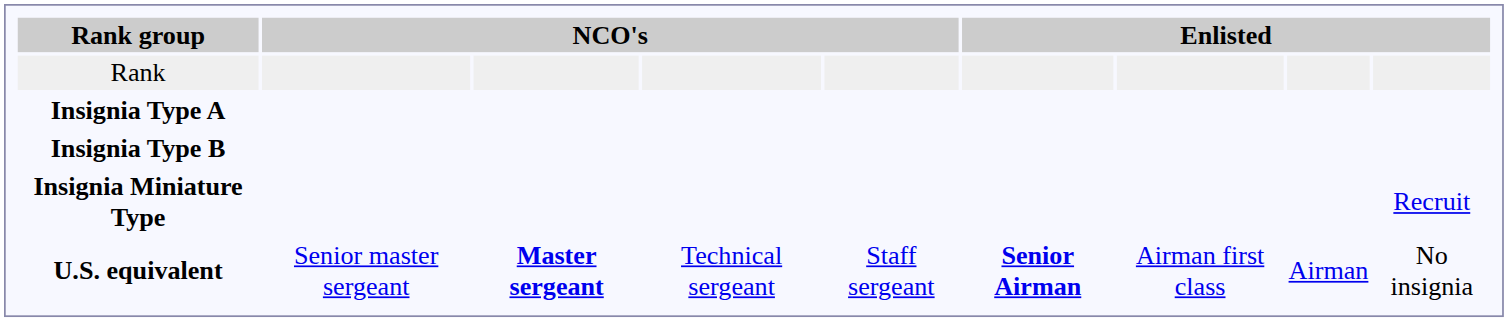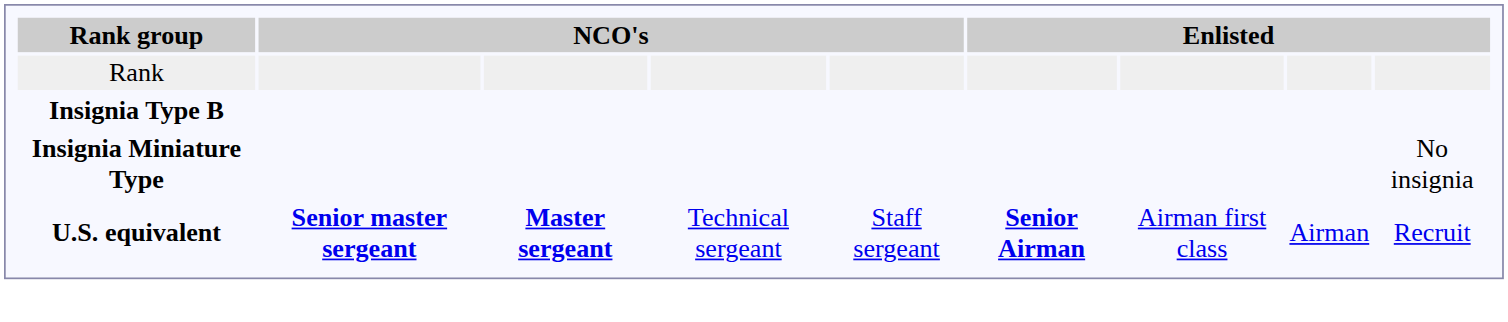- row: (138, 110)
(1432, 201) Recruit -> (1432, 163) No insignia
(366, 270) normal -> (369, 232) bold
(1432, 270) No insignia -> (1432, 232) Recruit
